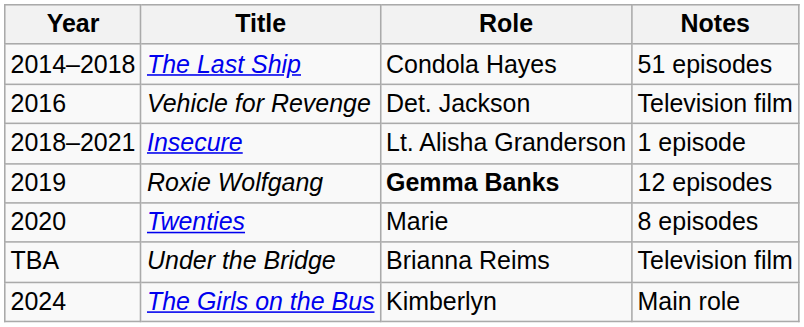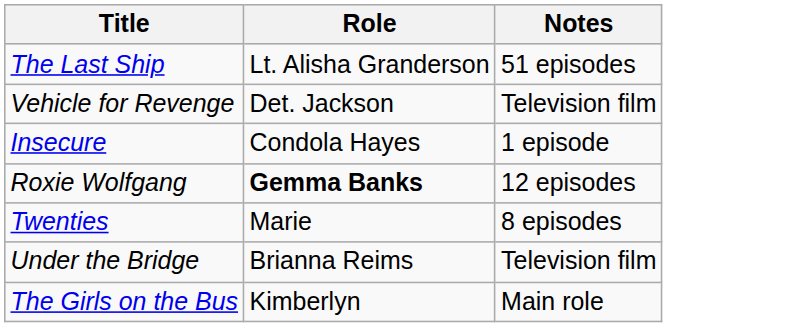- column: (73, 24)
(471, 63) Condola Hayes -> (370, 63) Lt. Alisha Granderson
(506, 143) Lt. Alisha Granderson -> (335, 143) Condola Hayes
